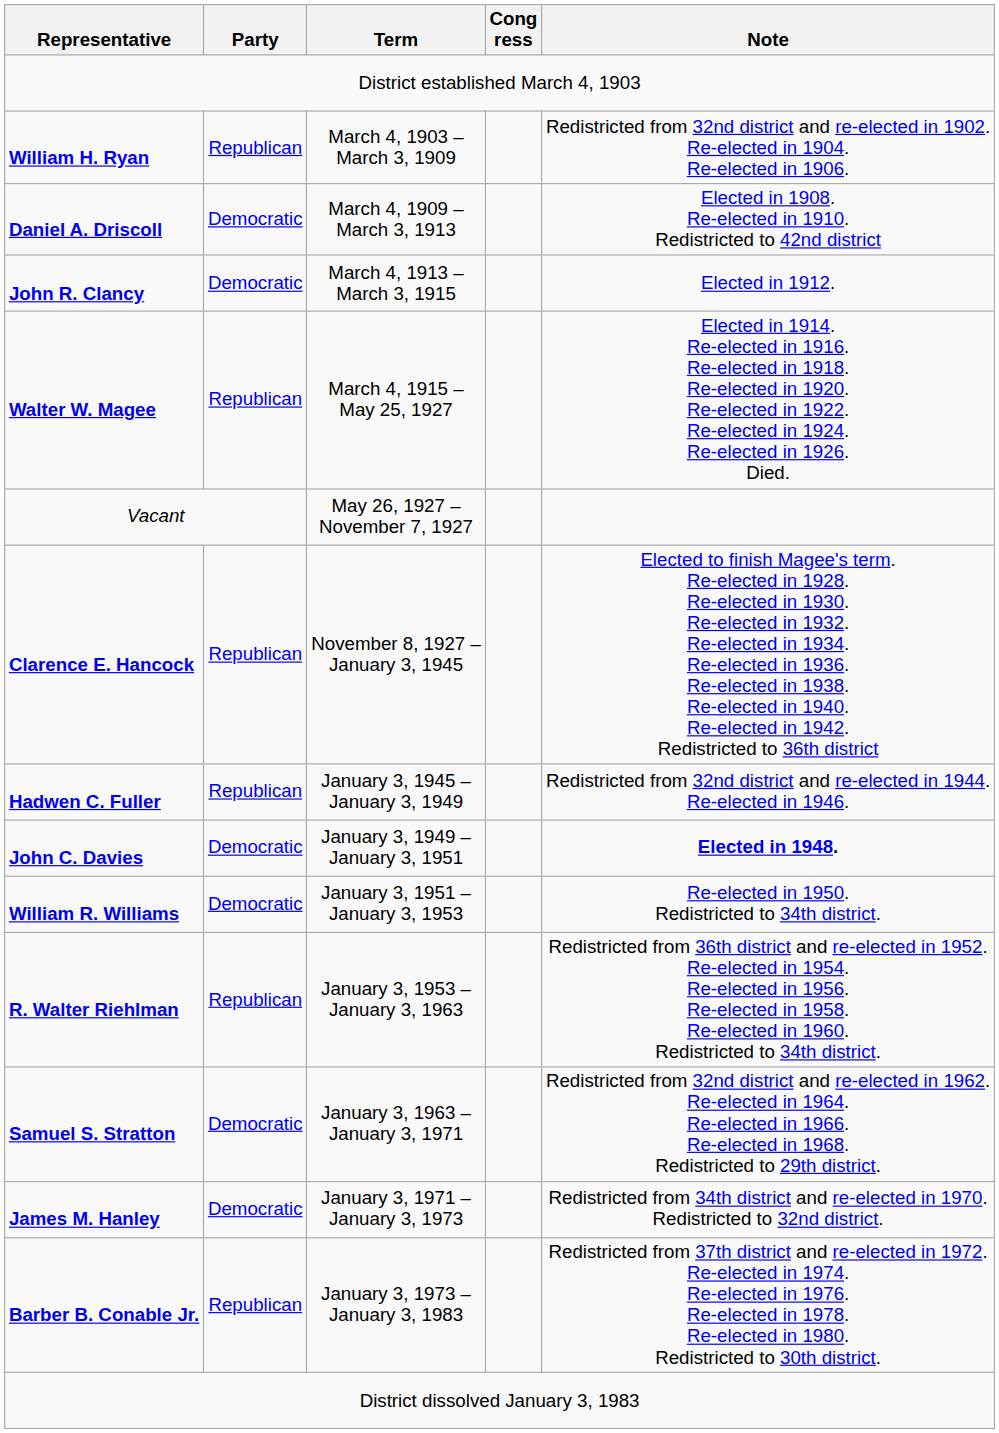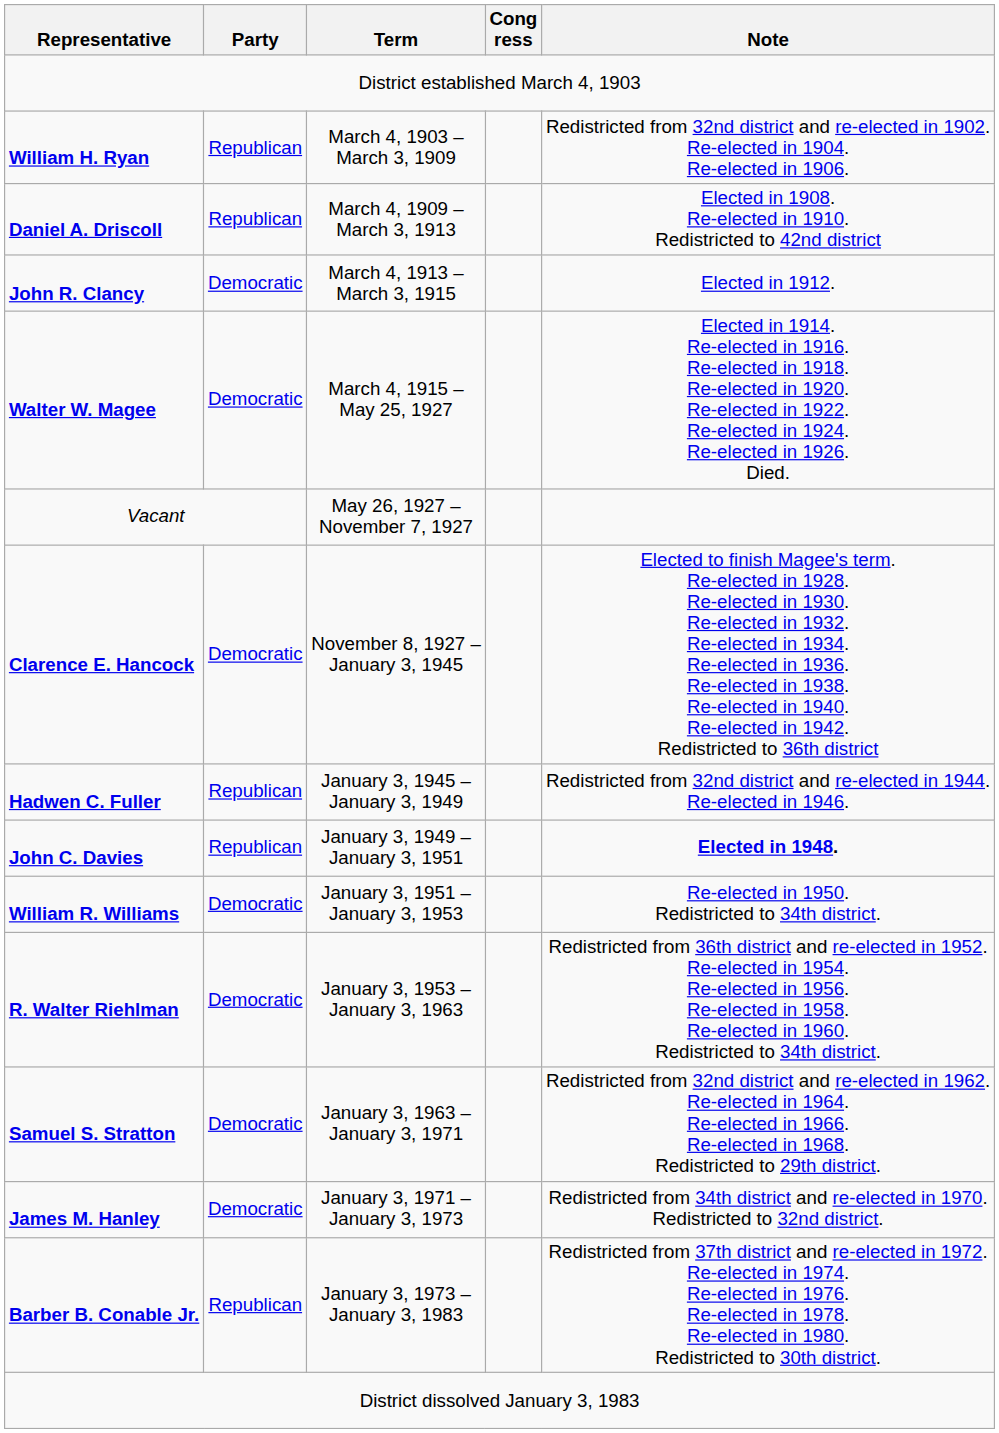(255, 219) Democratic -> (255, 219) Republican
(255, 399) Republican -> (255, 399) Democratic
(255, 654) Republican -> (255, 654) Democratic
(255, 847) Democratic -> (255, 847) Republican
(255, 999) Republican -> (255, 999) Democratic
